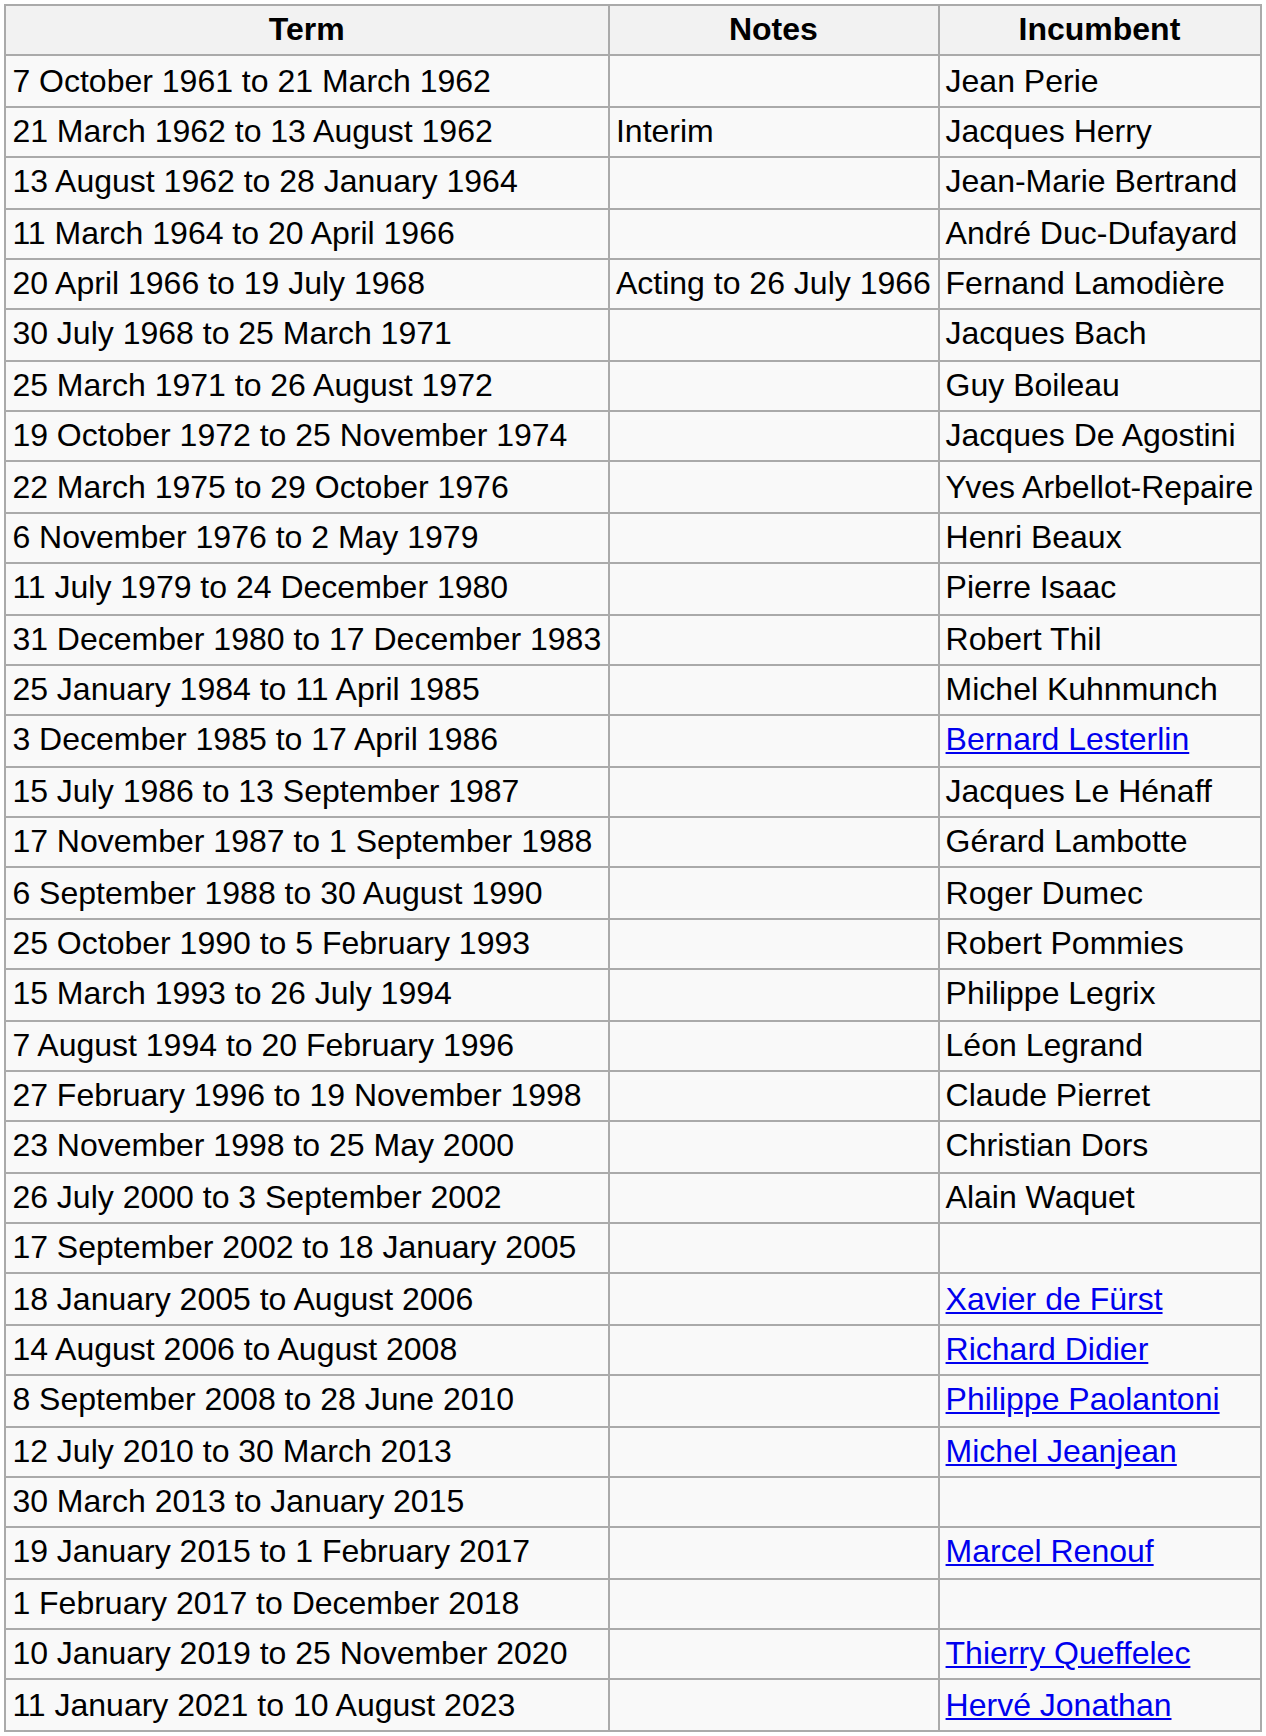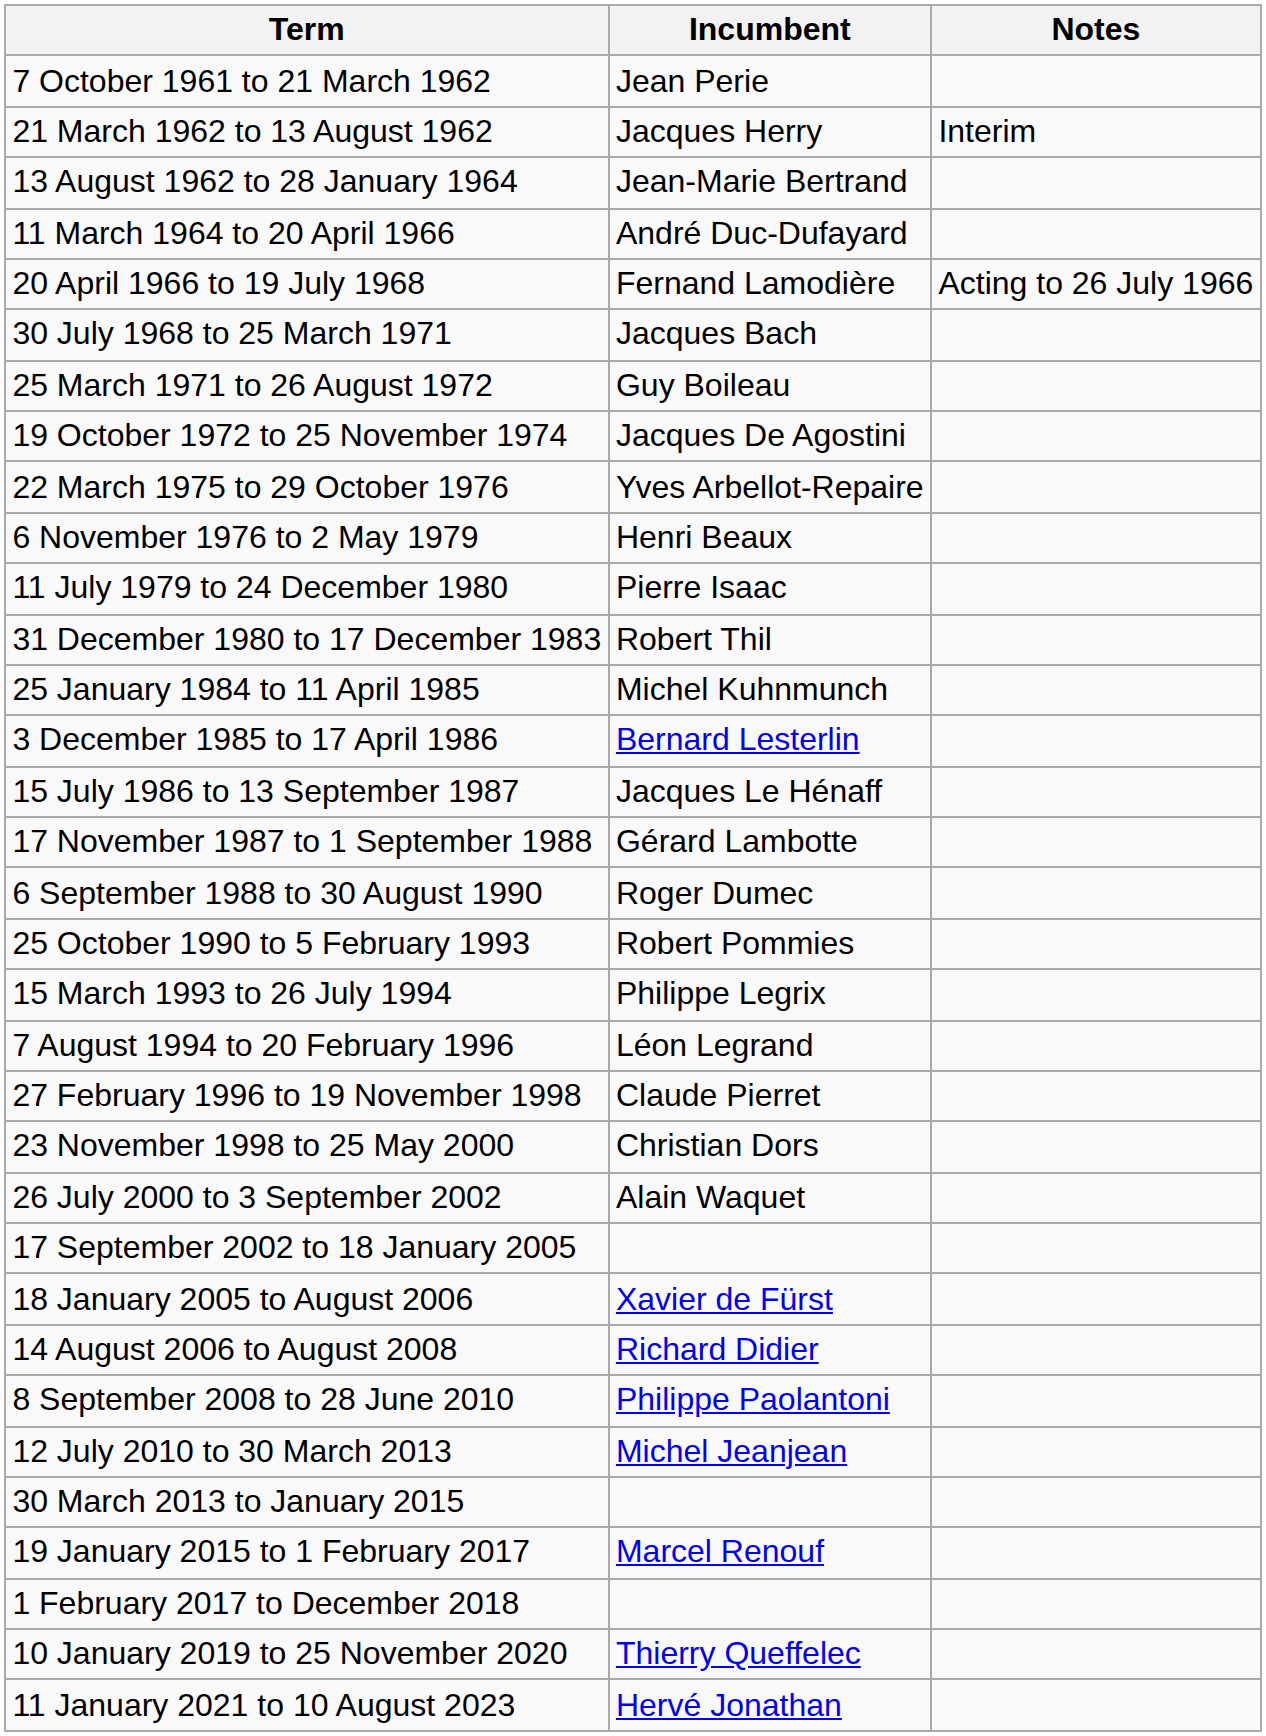columns swapped: (1099, 29) <-> (773, 29)
